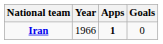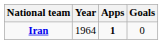(86, 30) 1966 -> (86, 30) 1964
